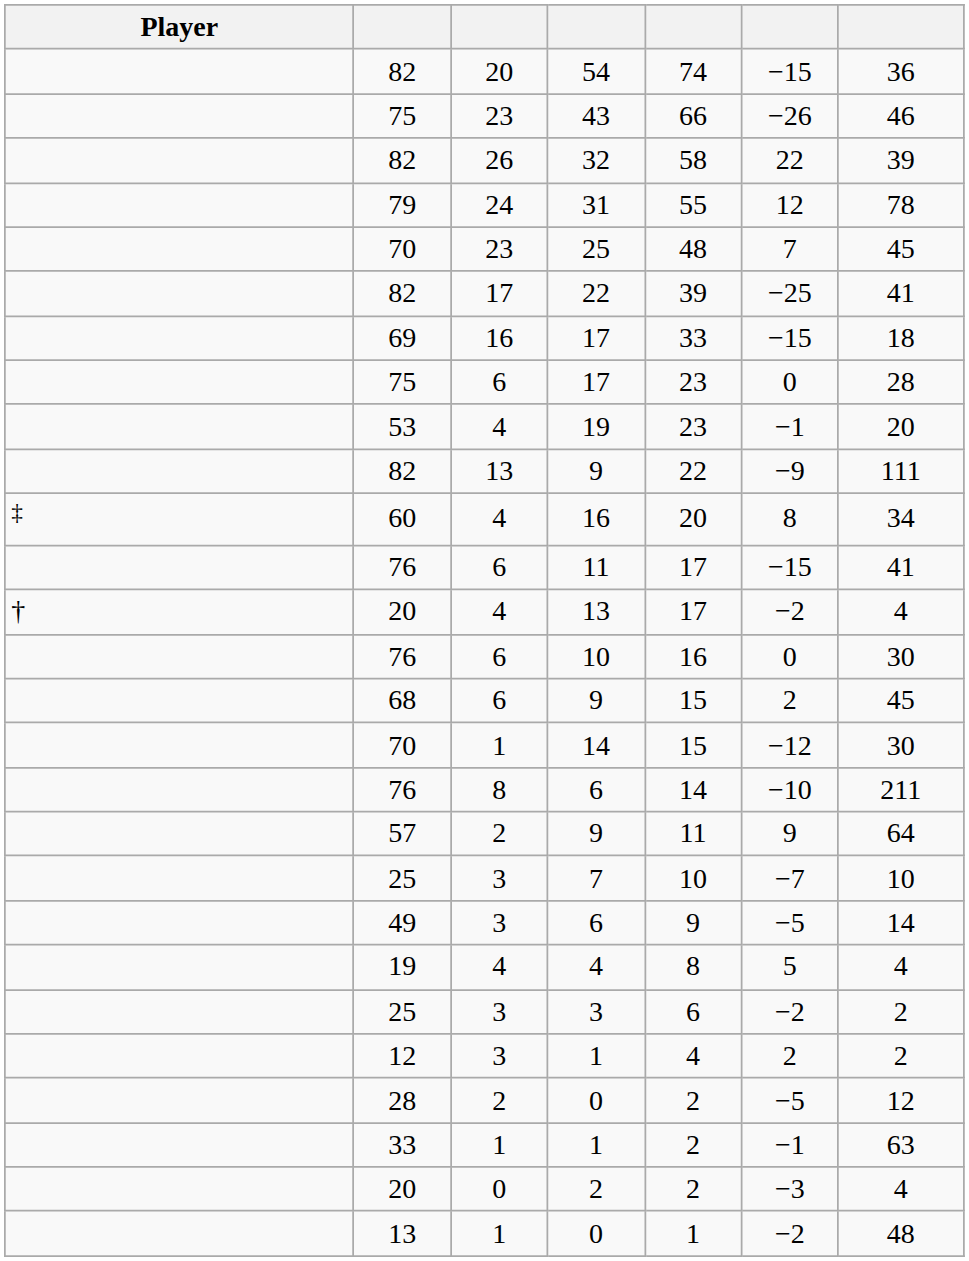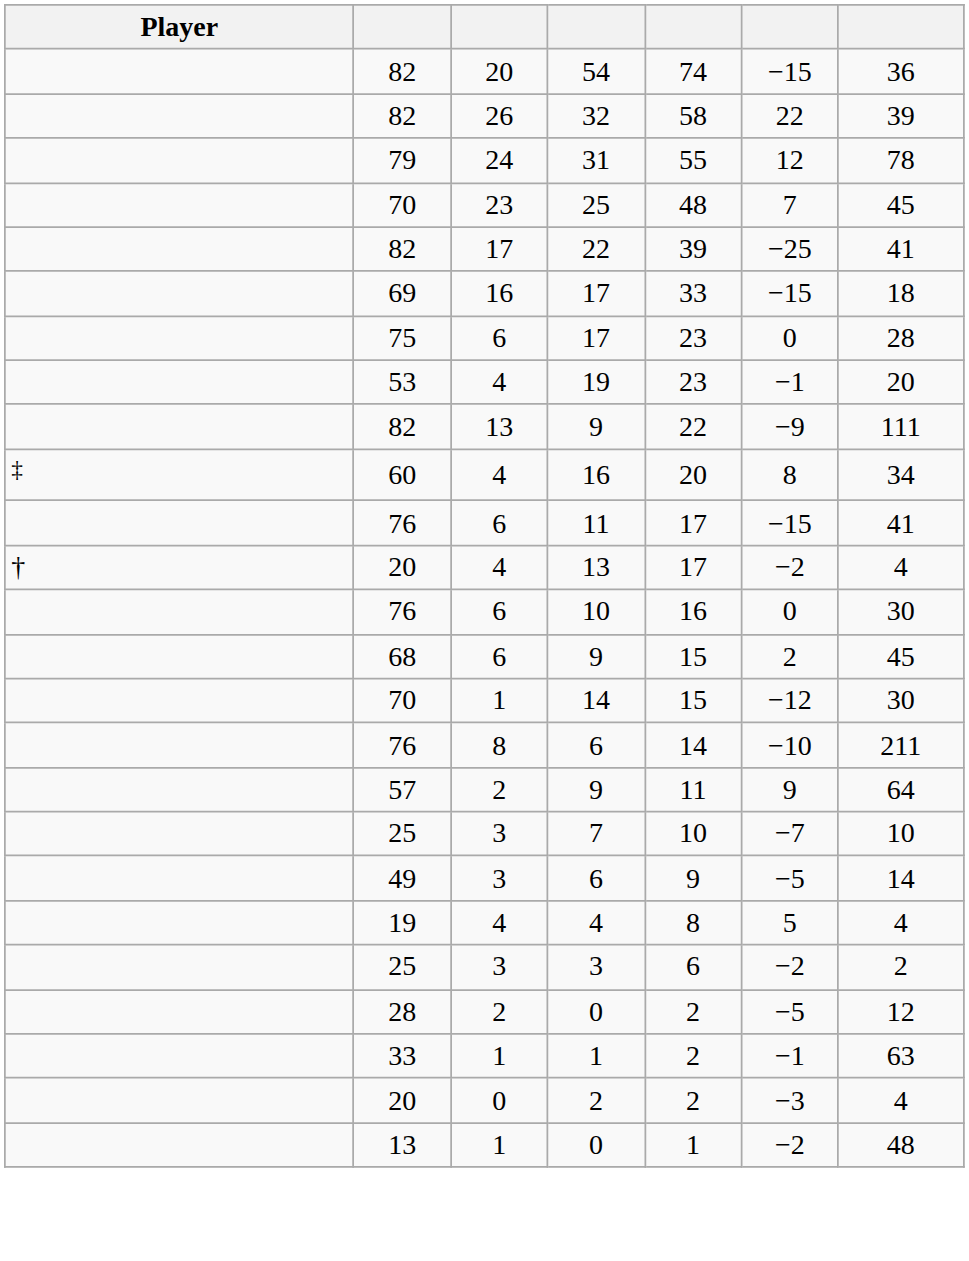- row: (402, 115)
- row: (402, 1055)
